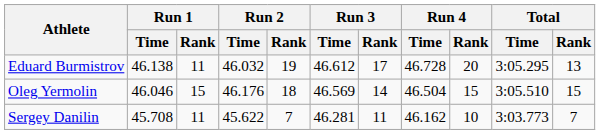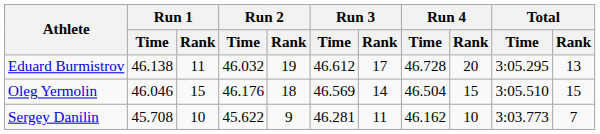(198, 117) 11 -> (198, 117) 10
(289, 117) 7 -> (289, 117) 9
